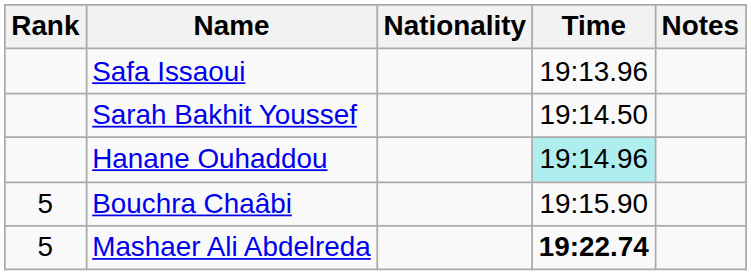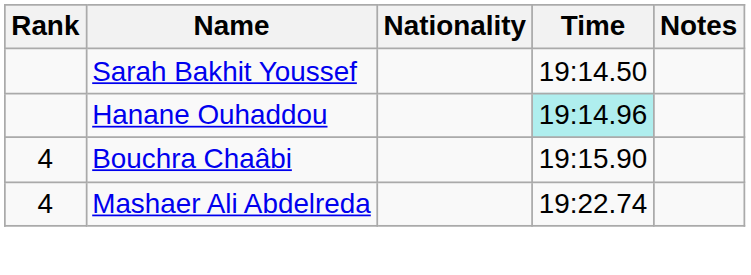- row: (169, 70)
(45, 203) 5 -> (45, 159) 4
(45, 247) 5 -> (45, 203) 4
(594, 247) bold -> (593, 203) normal
